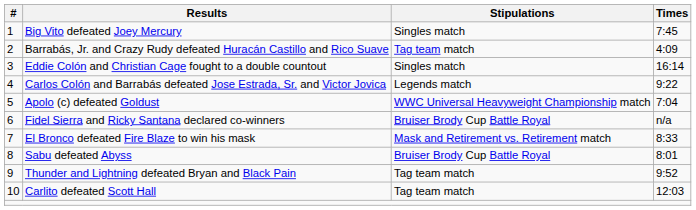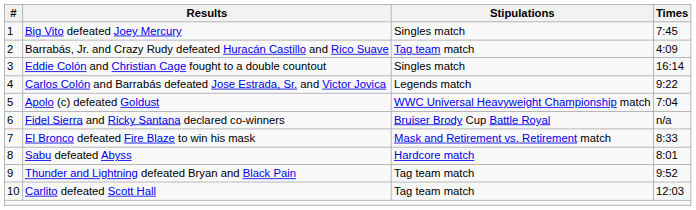(472, 155) Bruiser Brody Cup Battle Royal -> (434, 155) Hardcore match
